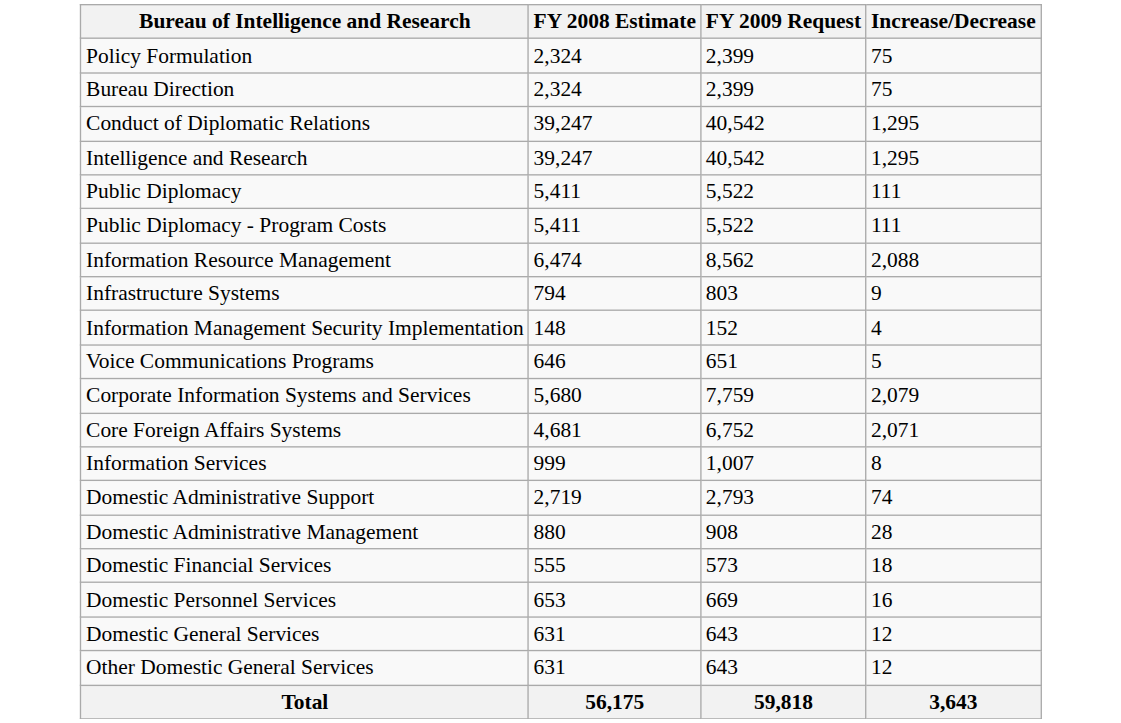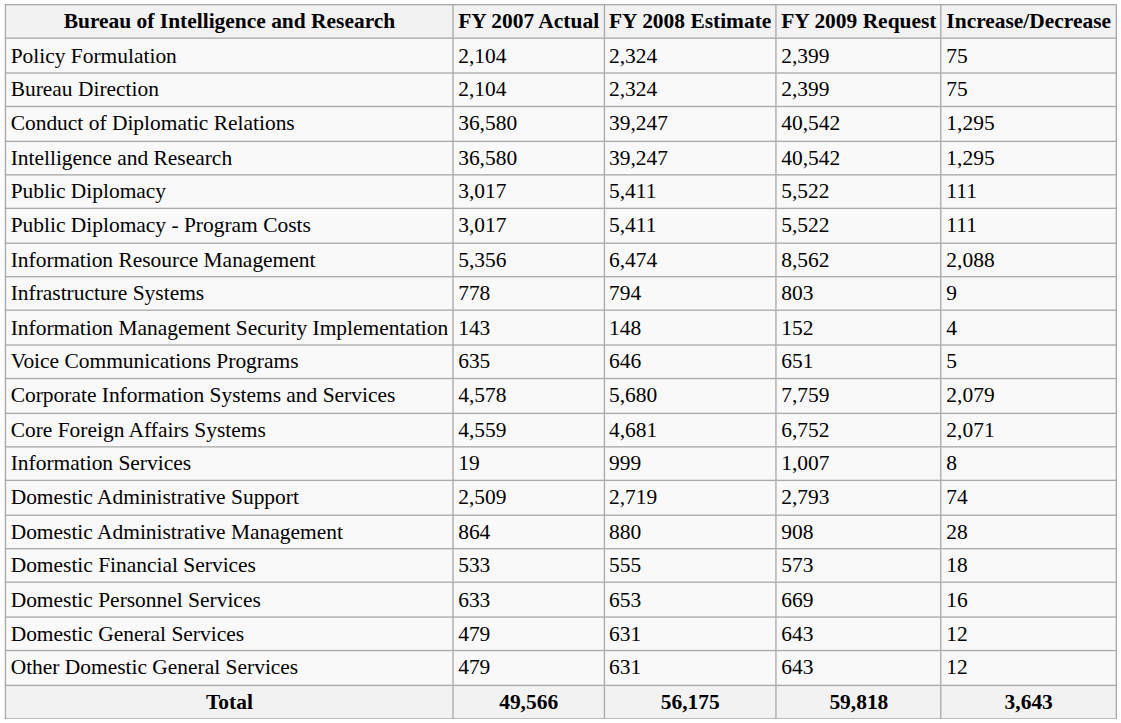+ column: (529, 21)
